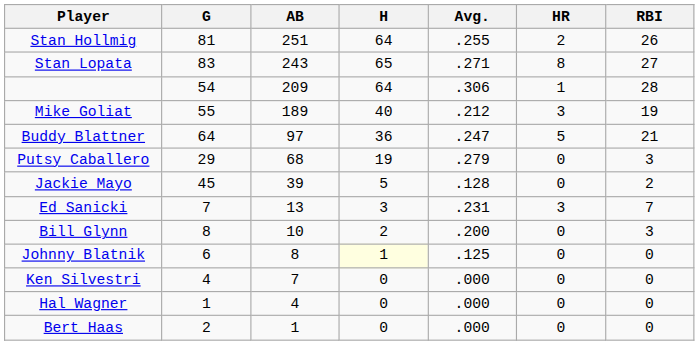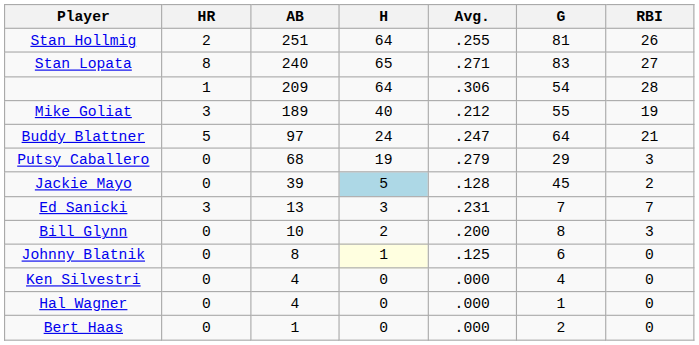columns swapped: (206, 17) <-> (561, 17)
(295, 64) 243 -> (295, 64) 240
(384, 136) 36 -> (384, 136) 24
(384, 184) no background -> (384, 184) lightblue background
(295, 280) 7 -> (295, 280) 4
